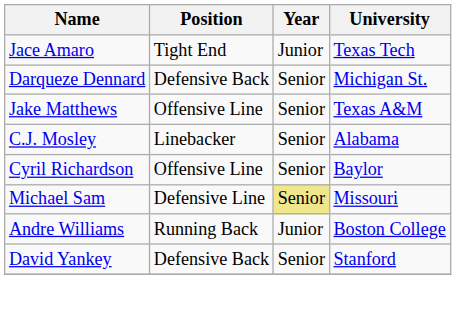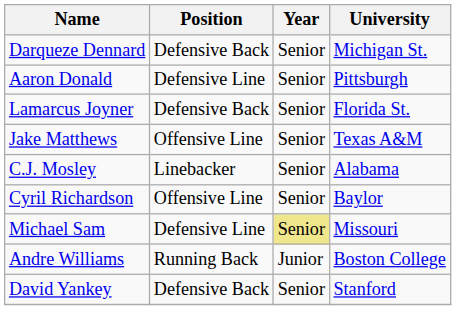- row: (51, 49)
+ row: (61, 79)
+ row: (71, 109)
